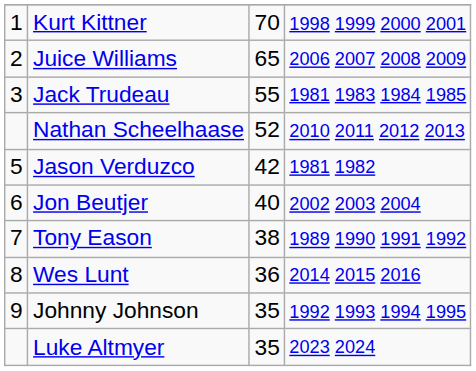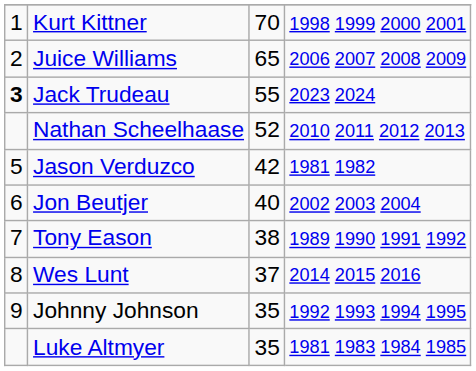(16, 94) normal -> (16, 94) bold
(378, 95) 1981 1983 1984 1985 -> (332, 95) 2023 2024
(267, 274) 36 -> (267, 274) 37
(332, 347) 2023 2024 -> (378, 347) 1981 1983 1984 1985
